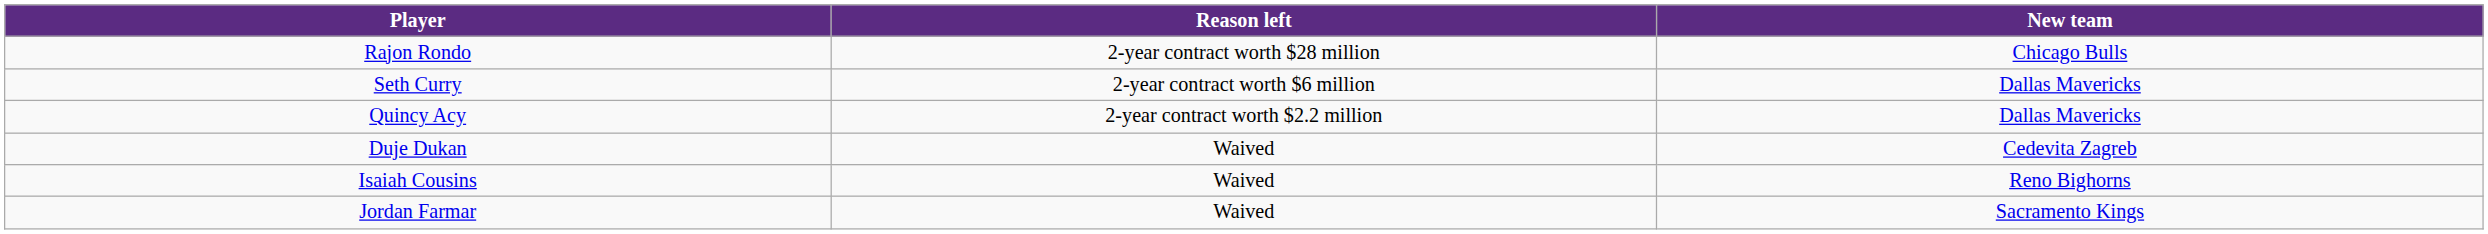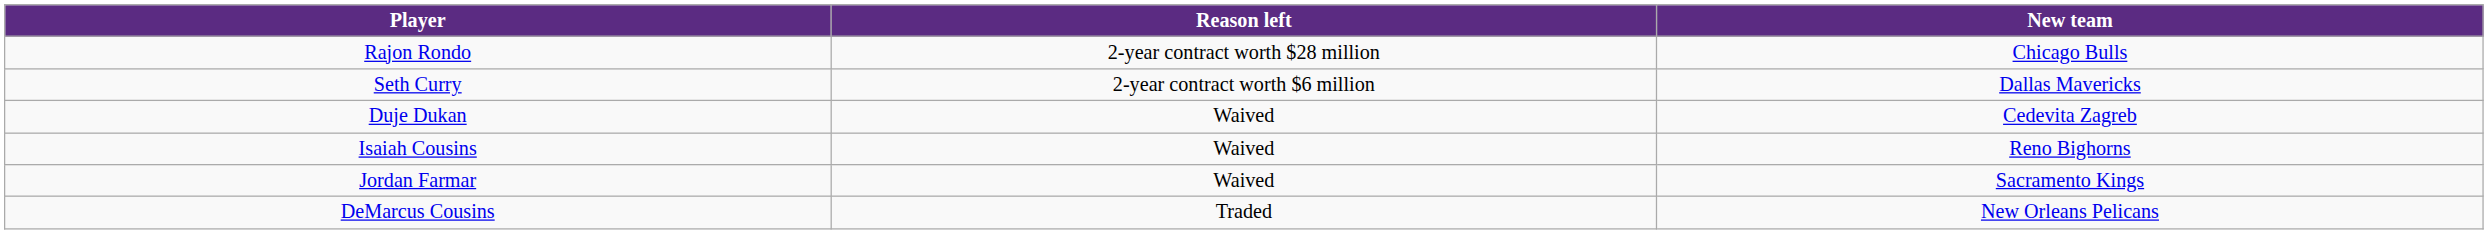- row: (418, 116)
+ row: (418, 212)
